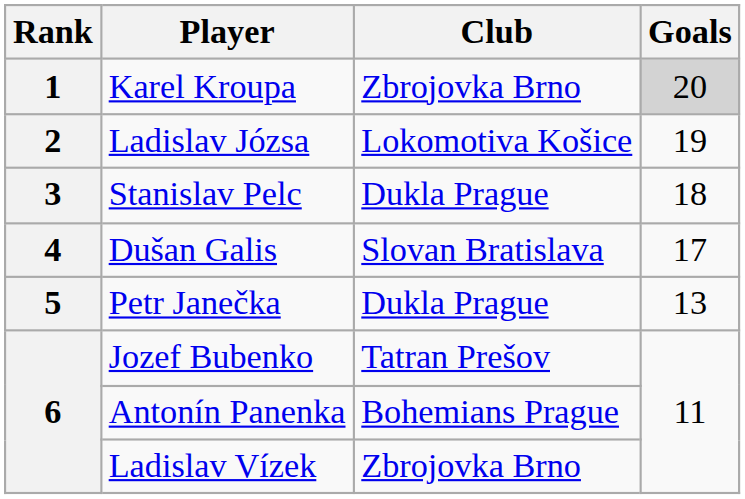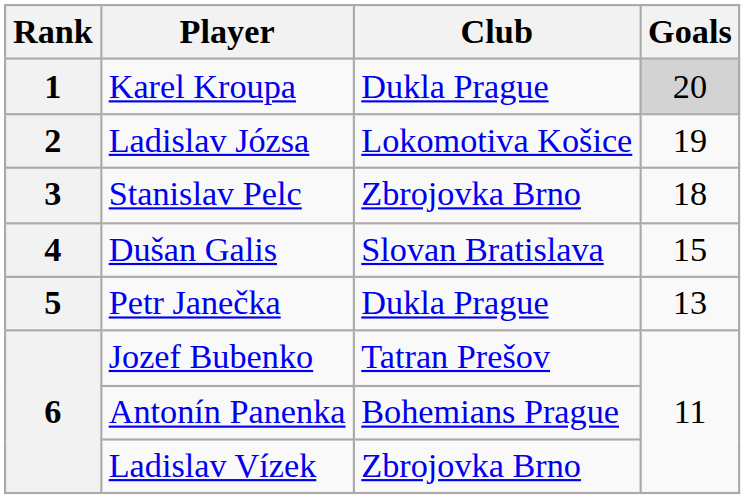(471, 85) Zbrojovka Brno -> (455, 85) Dukla Prague
(455, 194) Dukla Prague -> (471, 194) Zbrojovka Brno
(690, 248) 17 -> (690, 248) 15
